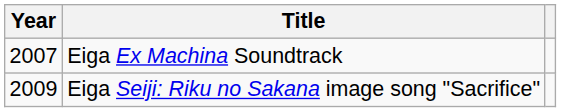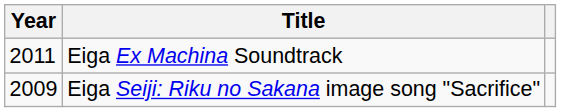(33, 55) 2007 -> (33, 55) 2011
